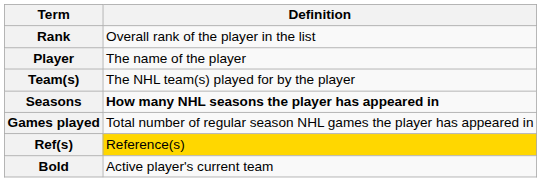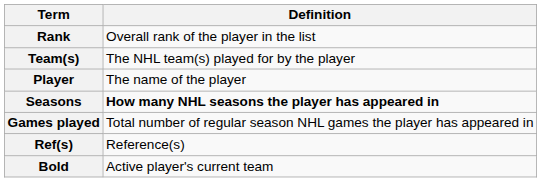rows swapped: (54, 58) <-> (54, 79)
(145, 144) gold background -> (145, 144) no background
